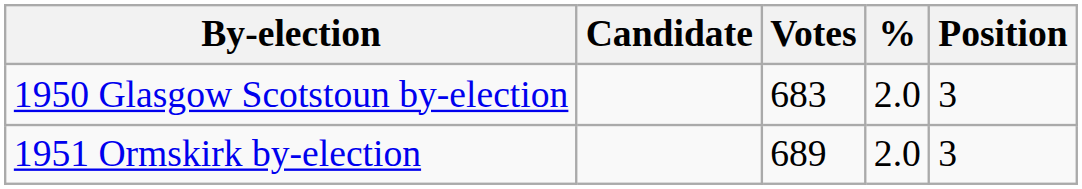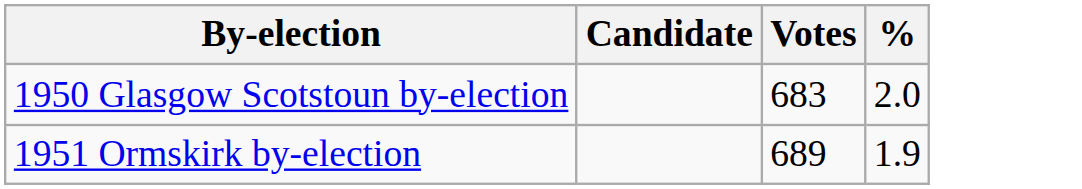- column: (1003, 34)
(897, 153) 2.0 -> (897, 153) 1.9
